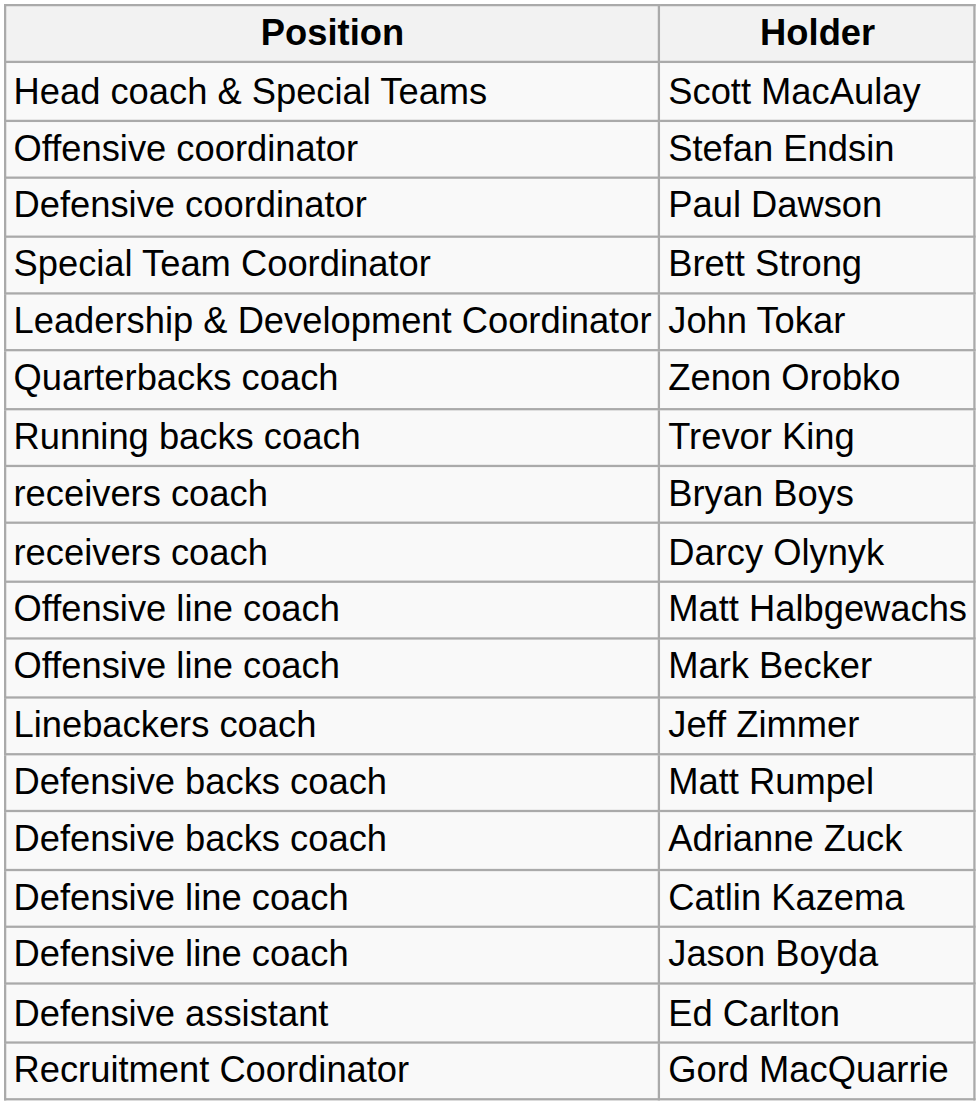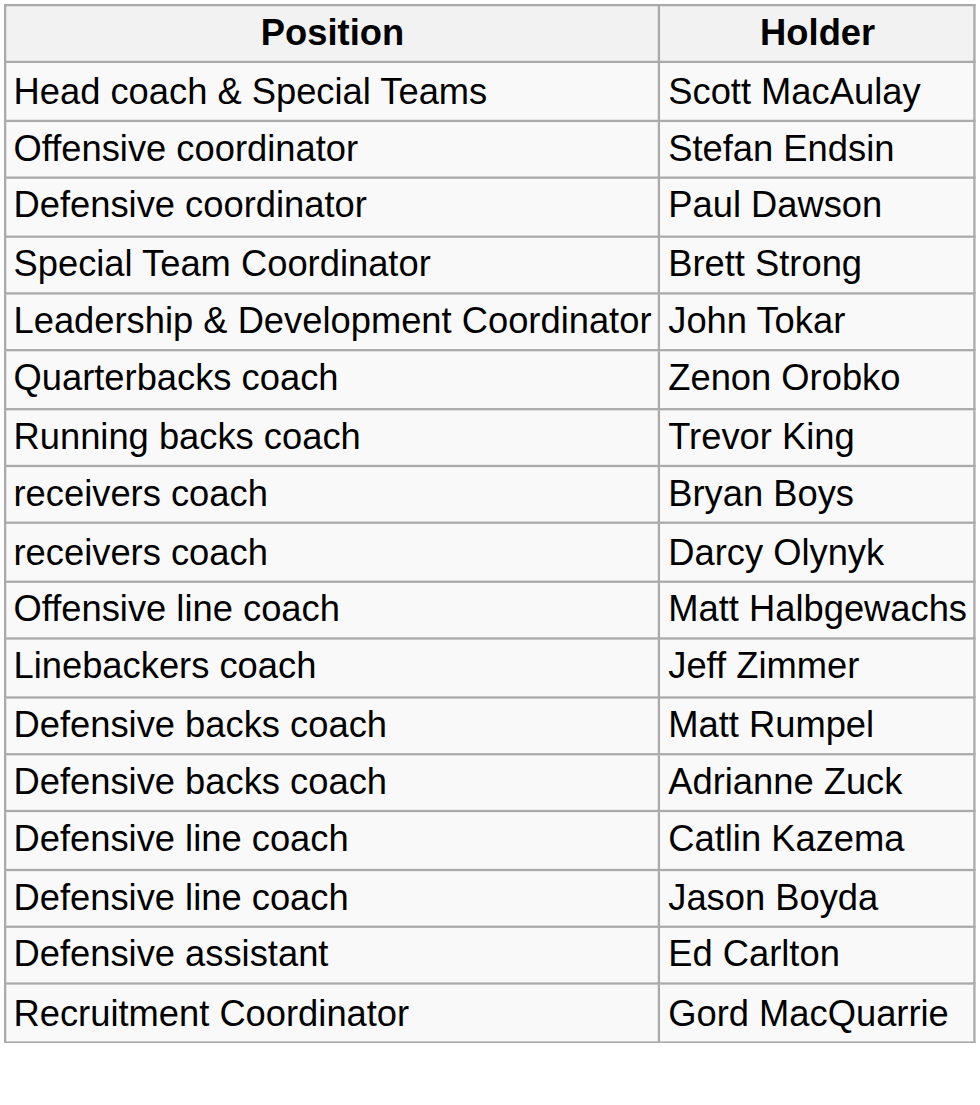- row: (770, 666)
